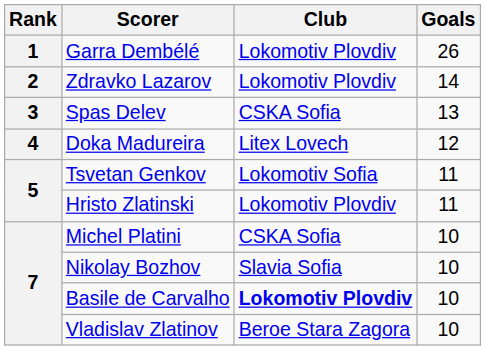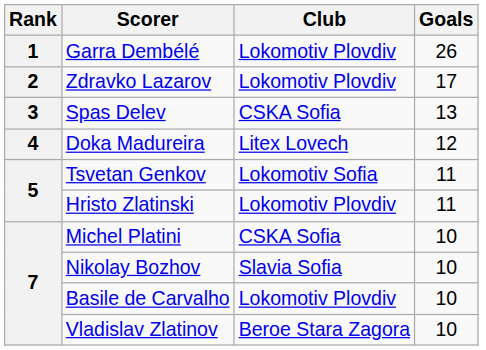(448, 81) 14 -> (446, 81) 17
(325, 298) bold -> (317, 298) normal
